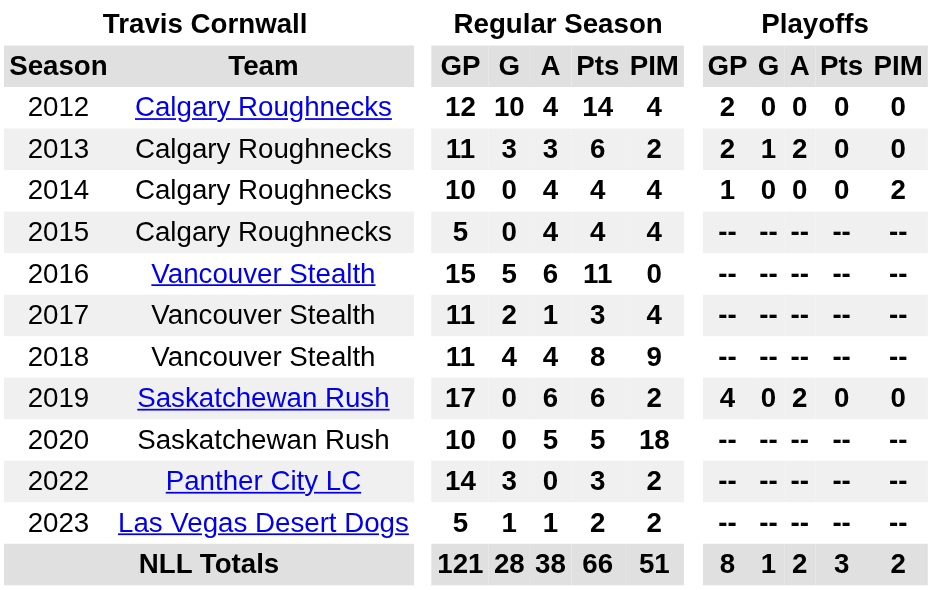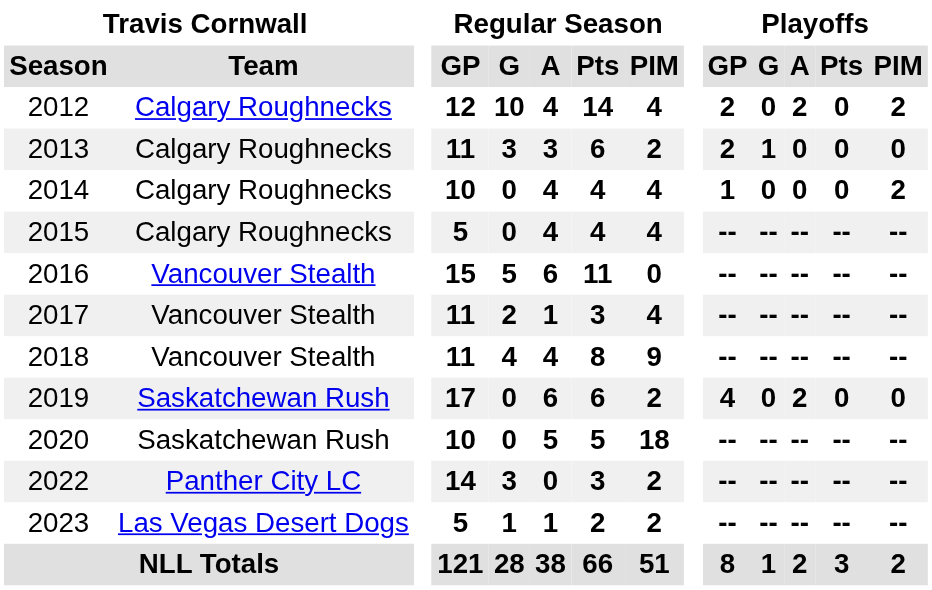(800, 107) 0 -> (800, 107) 2
(898, 107) 0 -> (898, 107) 2
(800, 148) 2 -> (800, 148) 0
